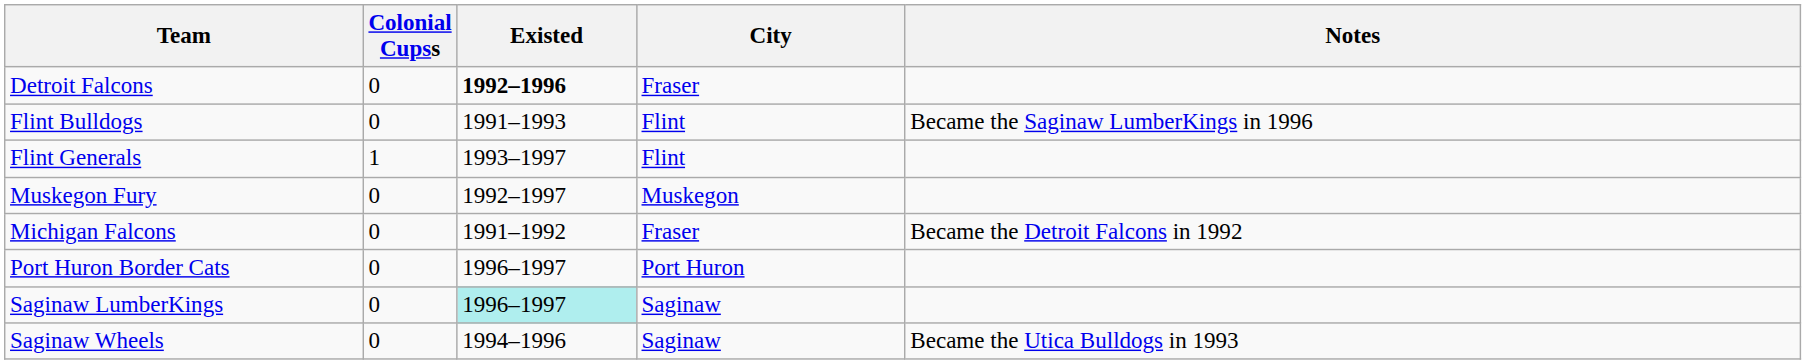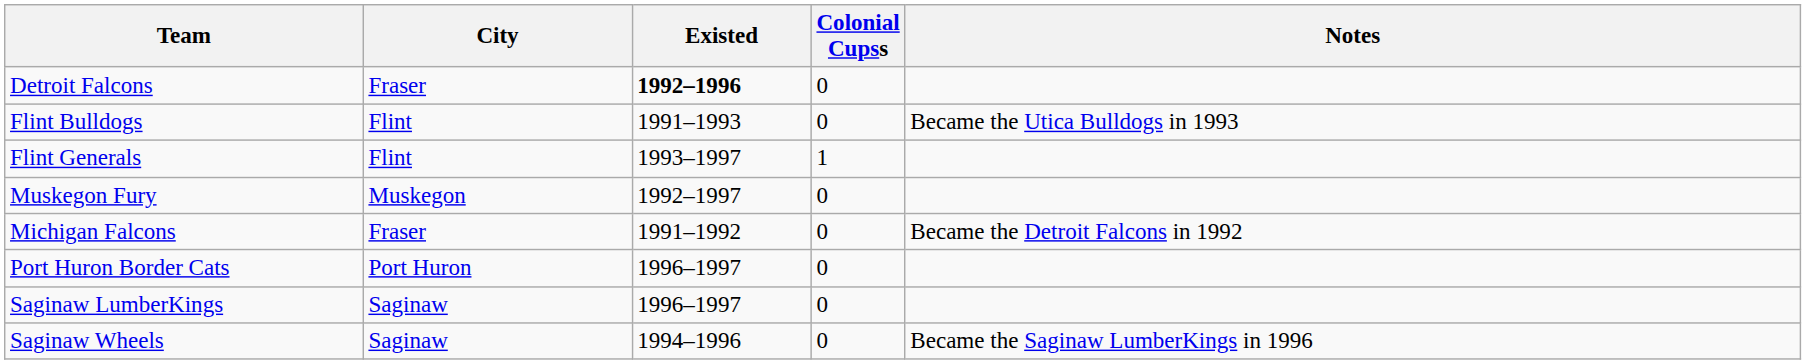columns swapped: (771, 35) <-> (410, 35)
(1112, 121) Became the Saginaw LumberKings in 1996 -> (1074, 121) Became the Utica Bulldogs in 1993
(514, 304) paleturquoise background -> (689, 304) no background
(1074, 341) Became the Utica Bulldogs in 1993 -> (1112, 341) Became the Saginaw LumberKings in 1996
